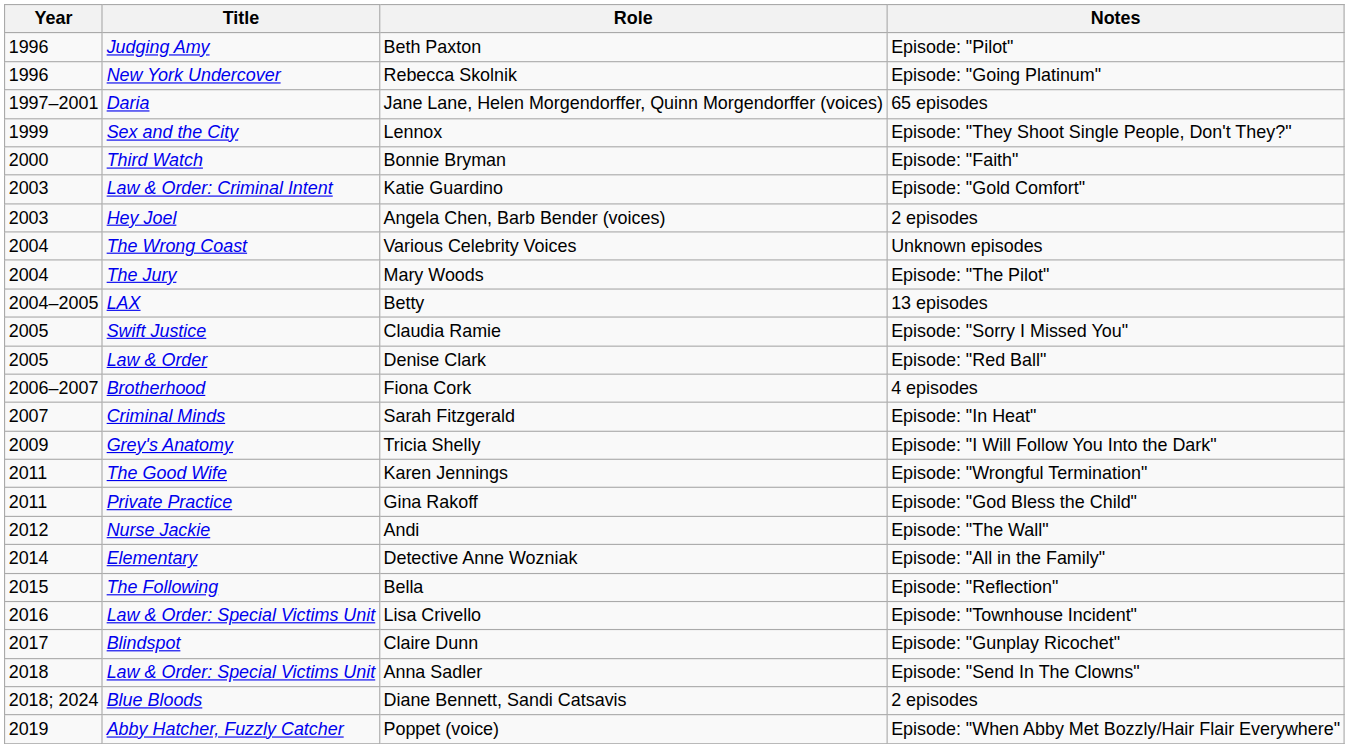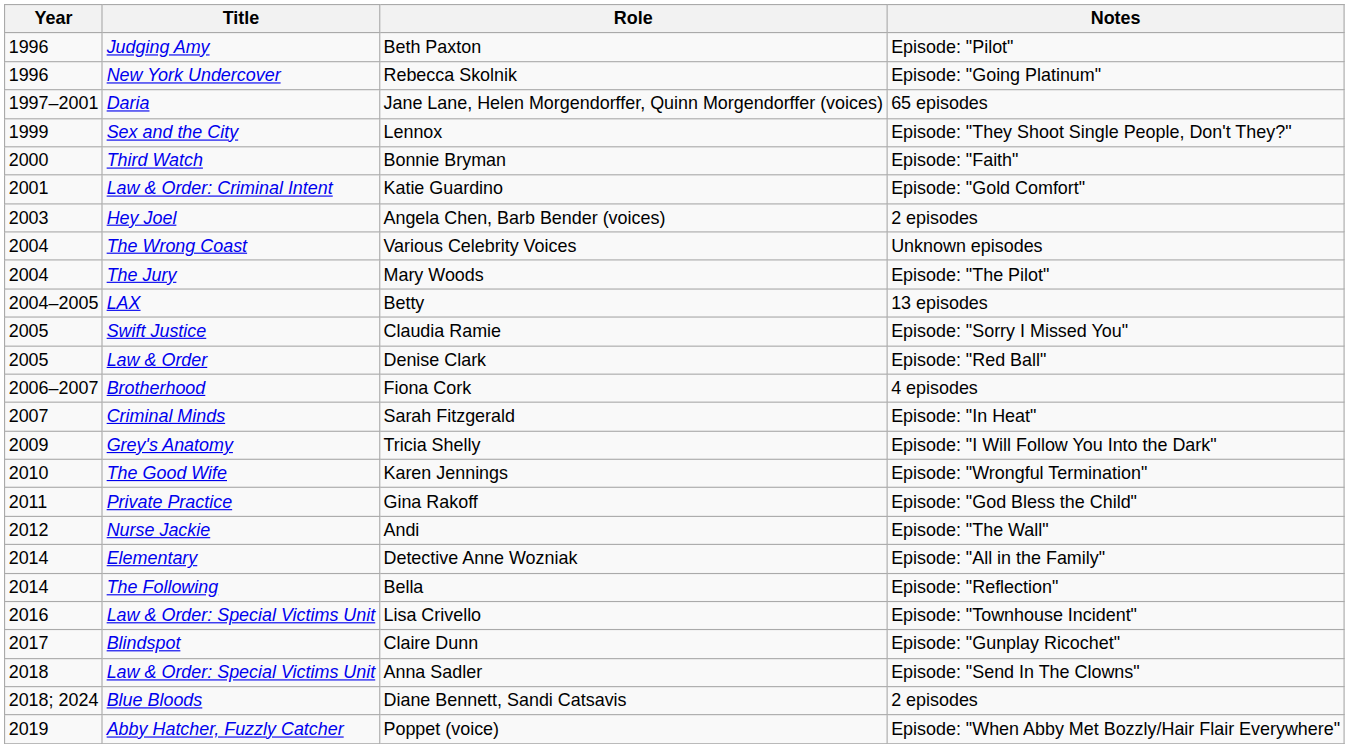(29, 189) 2003 -> (29, 189) 2001
(28, 473) 2011 -> (29, 473) 2010
(29, 587) 2015 -> (29, 587) 2014
